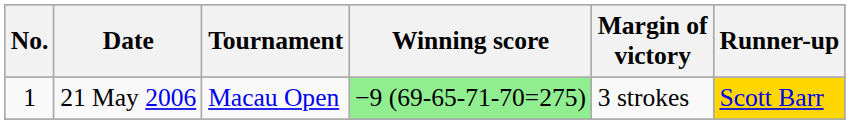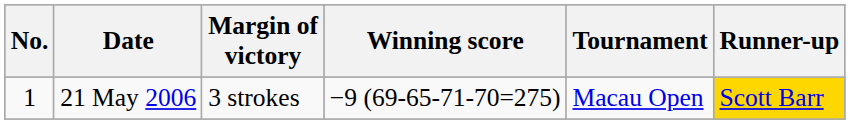columns swapped: (276, 40) <-> (653, 40)
(471, 98) lightgreen background -> (445, 98) no background
